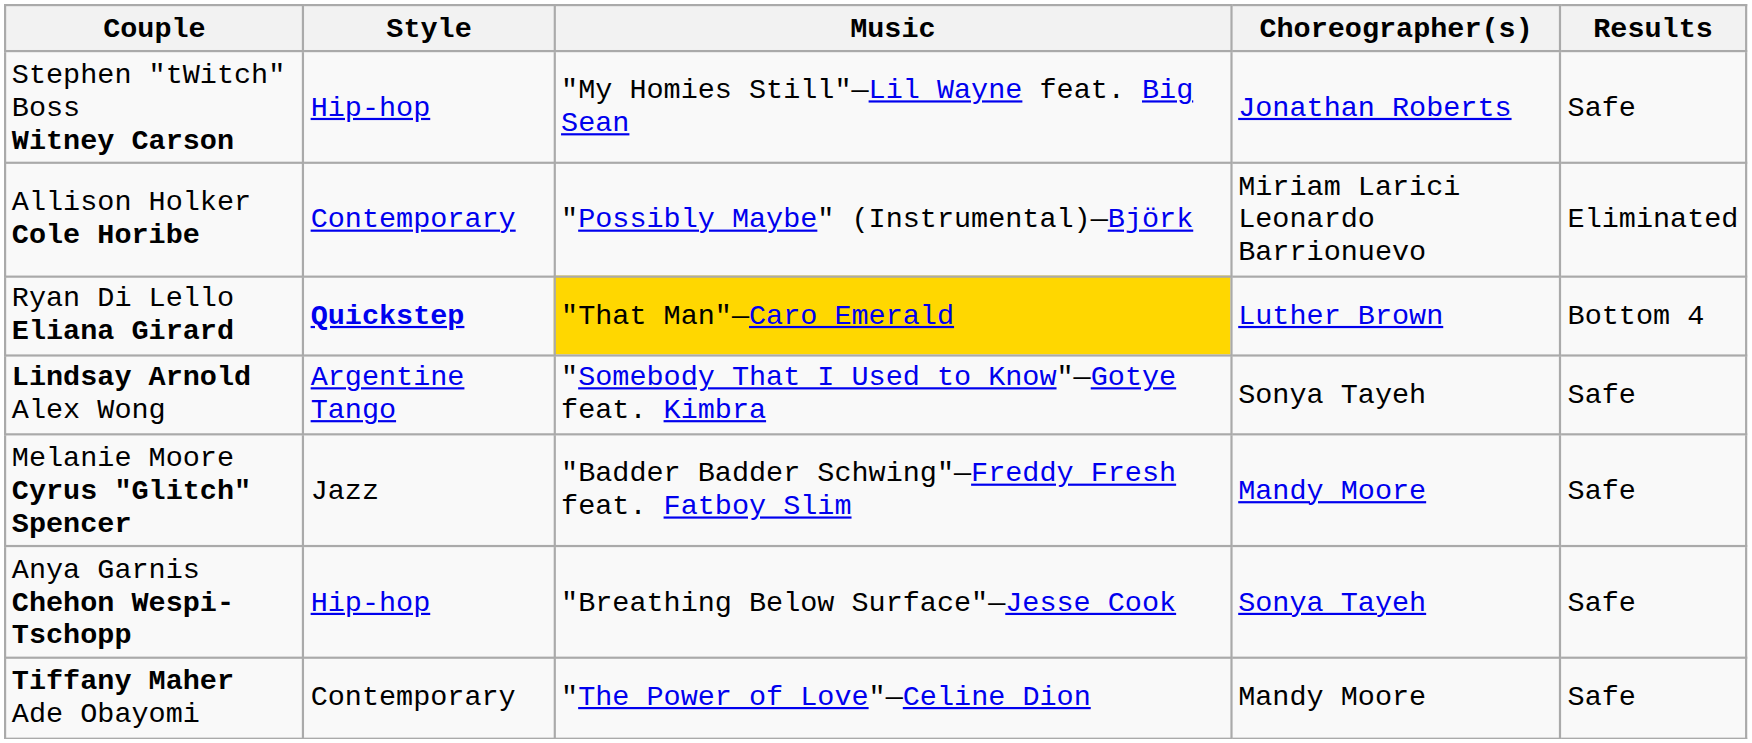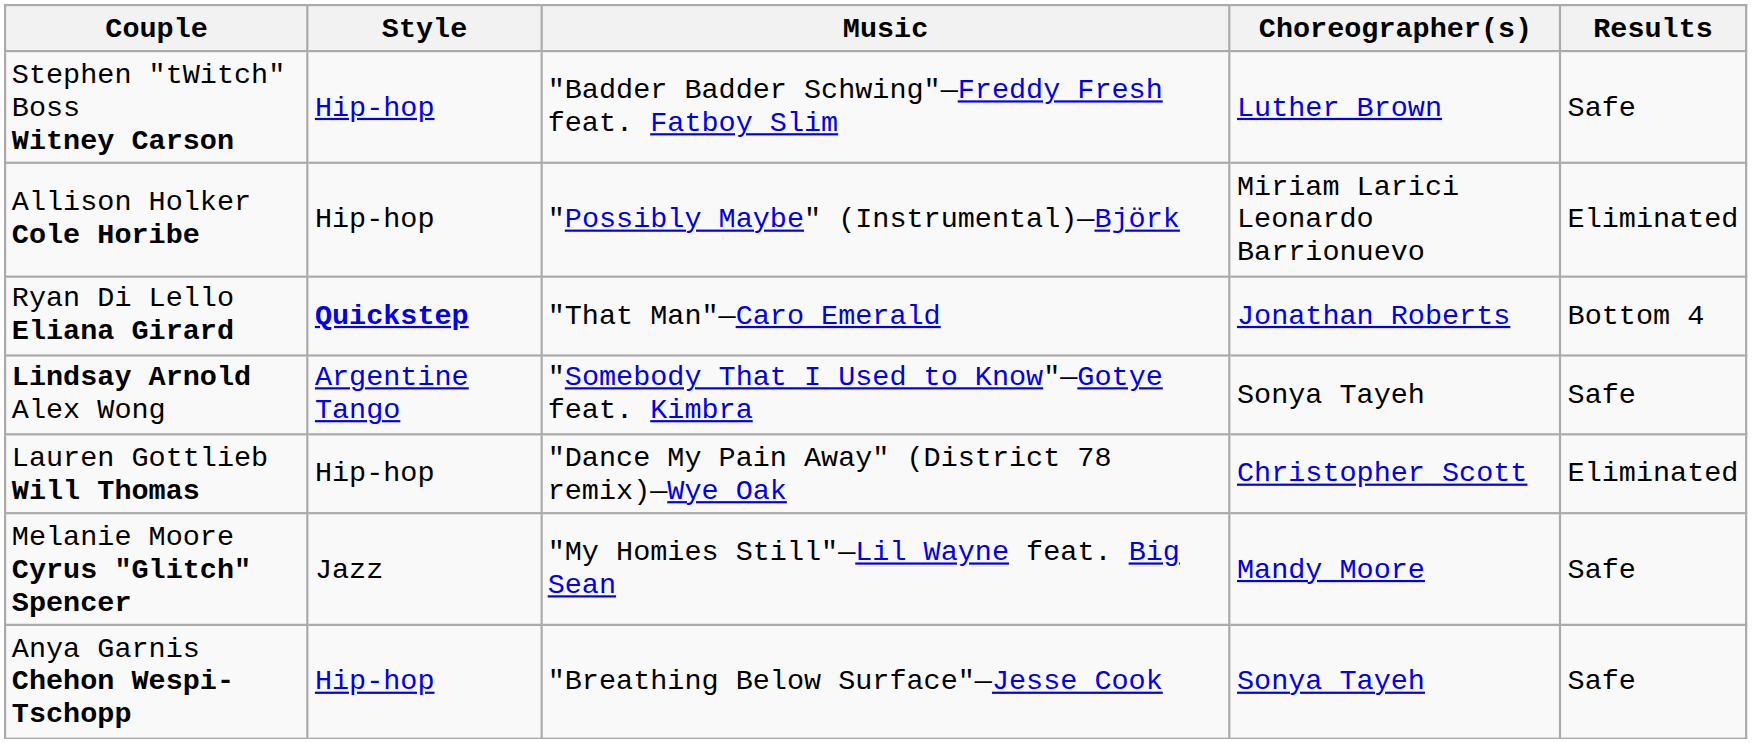(877, 108) "My Homies Still"—Lil Wayne feat. Big Sean -> (855, 108) "Badder Badder Schwing"—Freddy Fresh feat. Fatboy Slim
(1375, 108) Jonathan Roberts -> (1340, 108) Luther Brown
(413, 220) Contemporary -> (375, 220) Hip-hop
(758, 315) gold background -> (744, 315) no background
(1341, 315) Luther Brown -> (1374, 315) Jonathan Roberts
+ row: (140, 474)
(869, 490) "Badder Badder Schwing"—Freddy Fresh feat. Fatboy Slim -> (864, 569) "My Homies Still"—Lil Wayne feat. Big Sean
- row: (123, 698)
